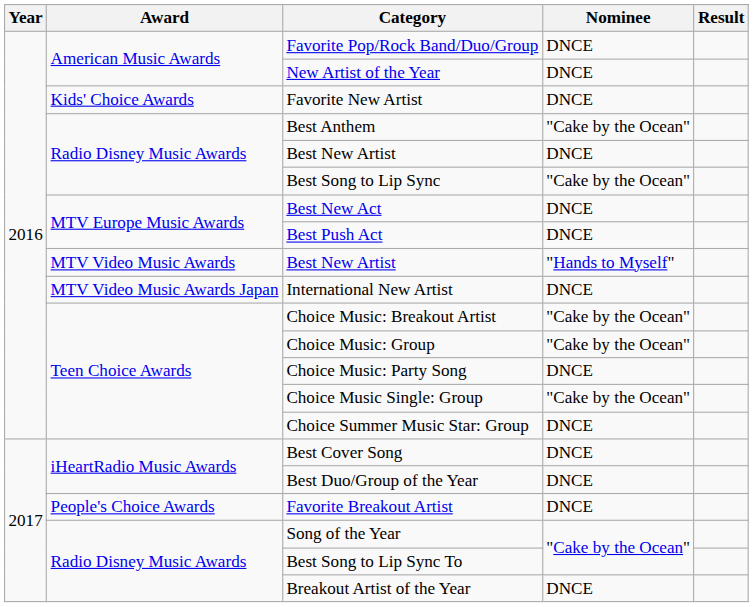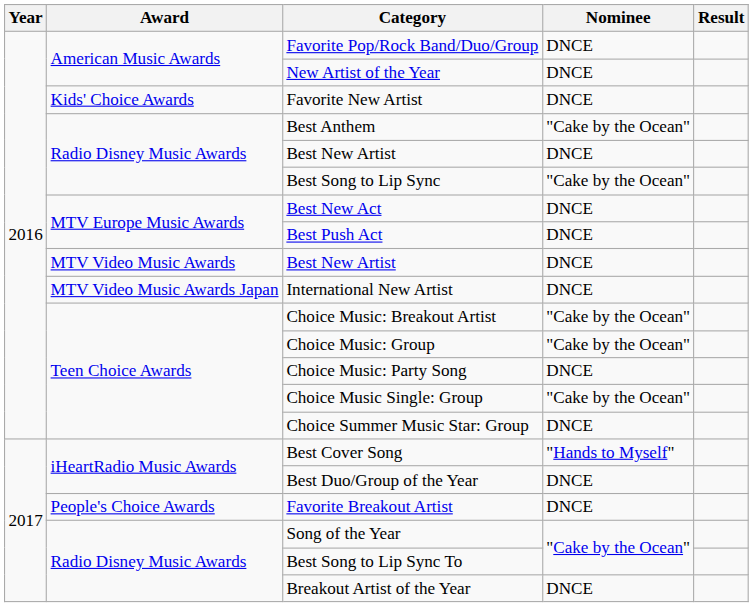(610, 262) "Hands to Myself" -> (570, 262) DNCE
(570, 452) DNCE -> (610, 452) "Hands to Myself"
